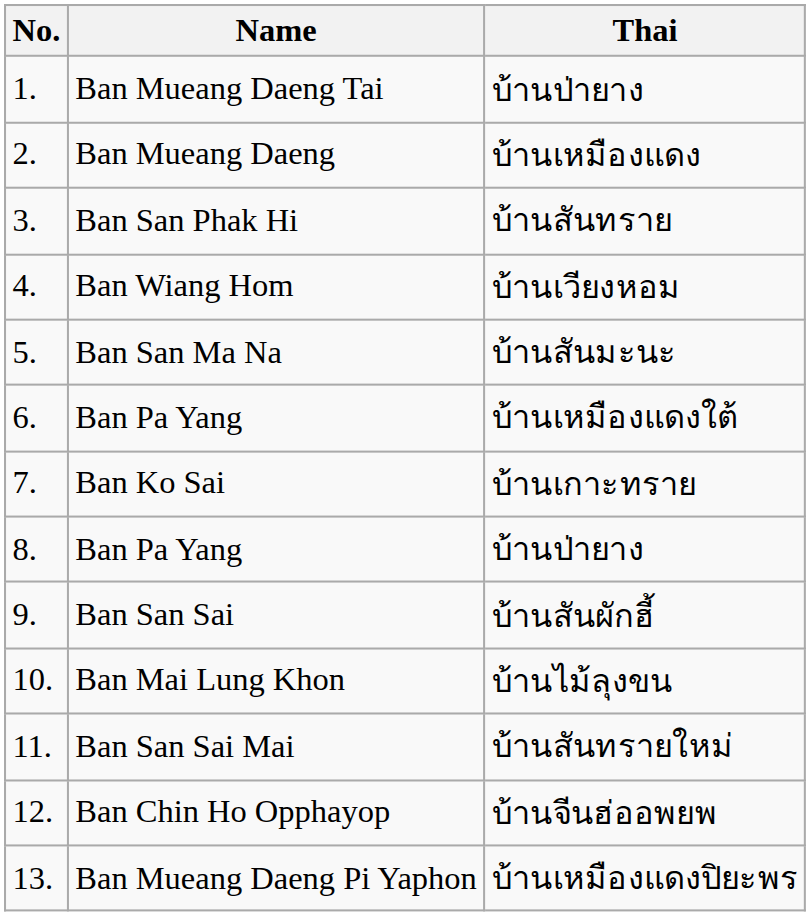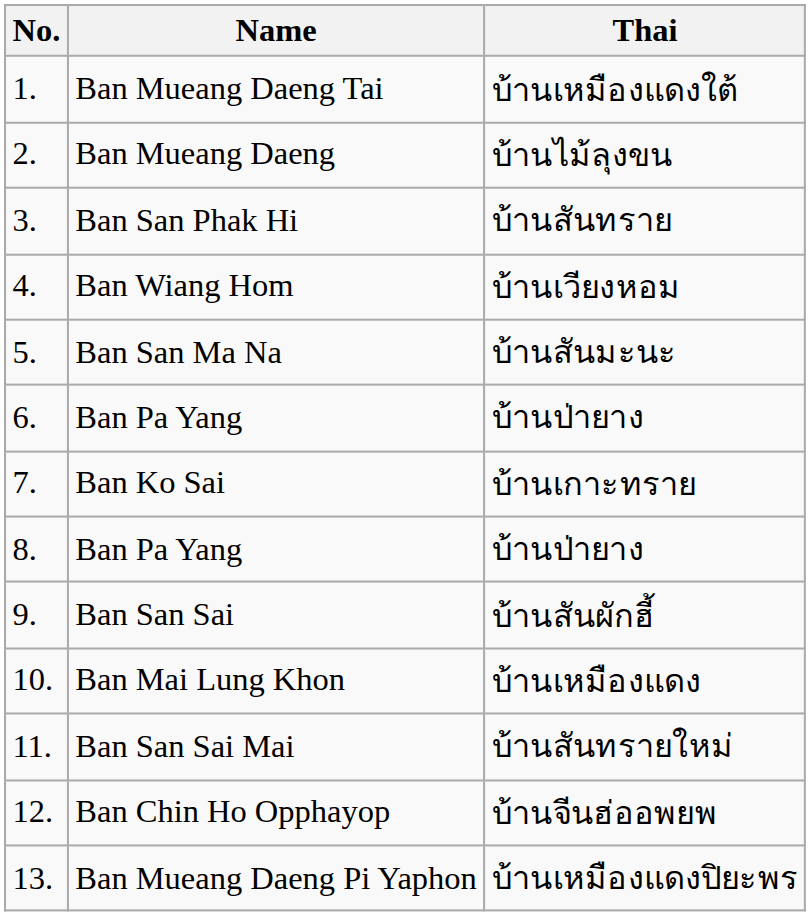(568, 89) บ้านป่ายาง -> (615, 89) บ้านเหมืองแดงใต้
(596, 155) บ้านเหมืองแดง -> (582, 155) บ้านไม้ลุงขน
(615, 418) บ้านเหมืองแดงใต้ -> (568, 418) บ้านป่ายาง
(582, 681) บ้านไม้ลุงขน -> (596, 681) บ้านเหมืองแดง
